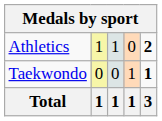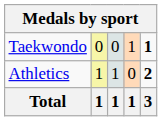rows swapped: (39, 46) <-> (48, 74)
